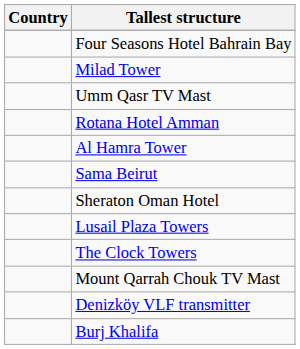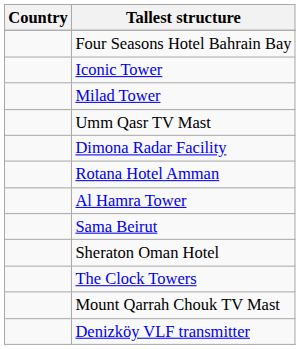+ row: (119, 69)
+ row: (151, 148)
- row: (142, 226)
- row: (117, 331)
